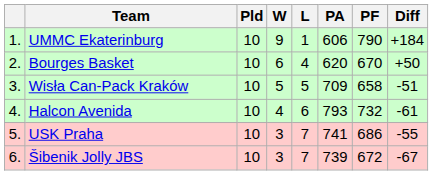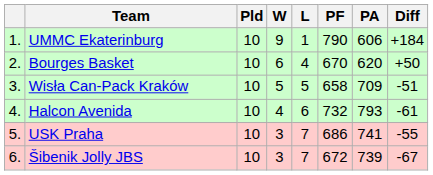columns swapped: (370, 16) <-> (335, 16)
